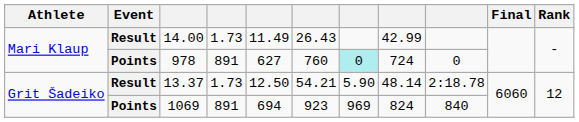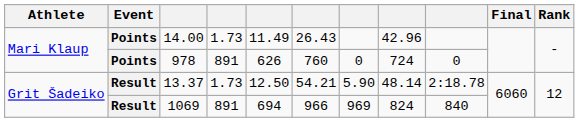(134, 38) Result -> (134, 38) Points
(402, 38) 42.99 -> (402, 38) 42.96
(269, 61) 627 -> (269, 61) 626
(359, 61) paleturquoise background -> (359, 61) no background
(134, 106) Points -> (134, 106) Result
(316, 106) 923 -> (316, 106) 966
